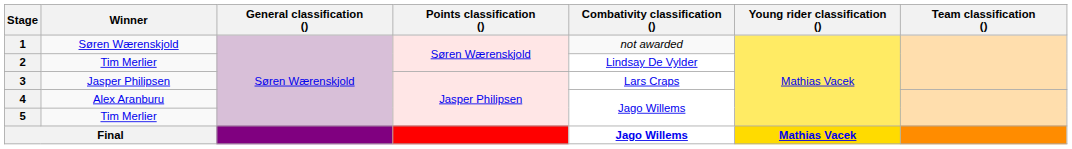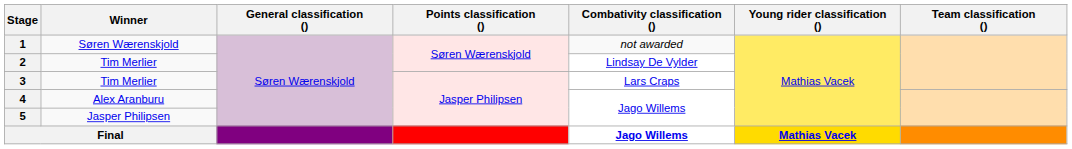(129, 81) Jasper Philipsen -> (129, 81) Tim Merlier
(129, 117) Tim Merlier -> (129, 117) Jasper Philipsen
